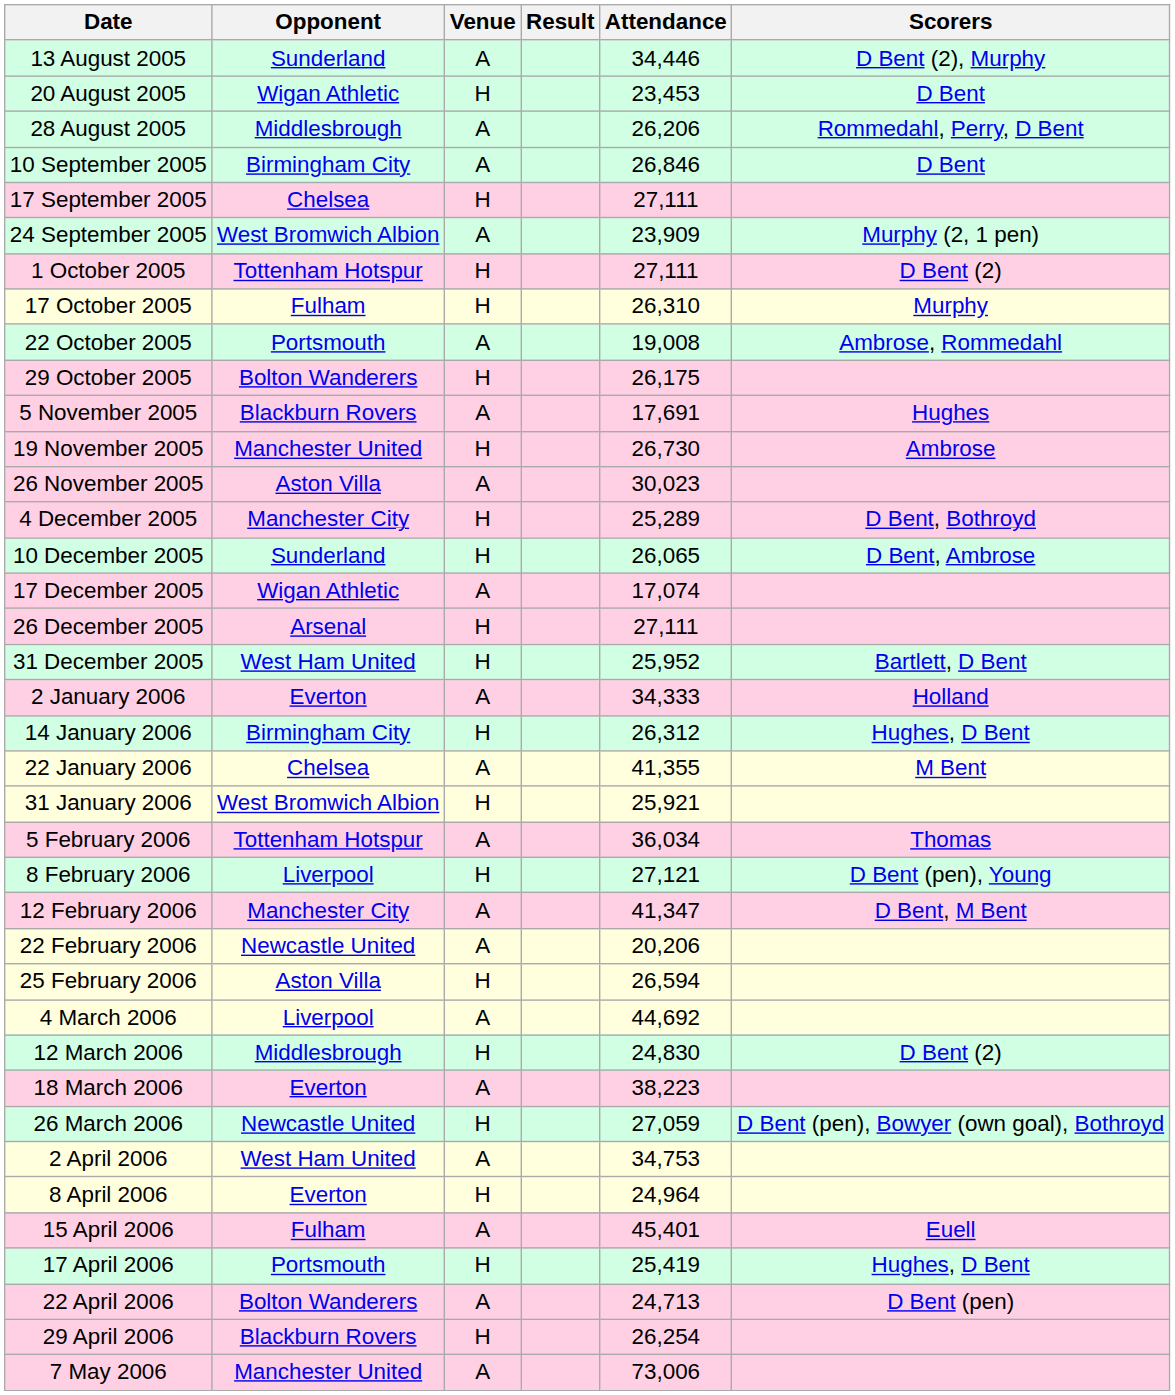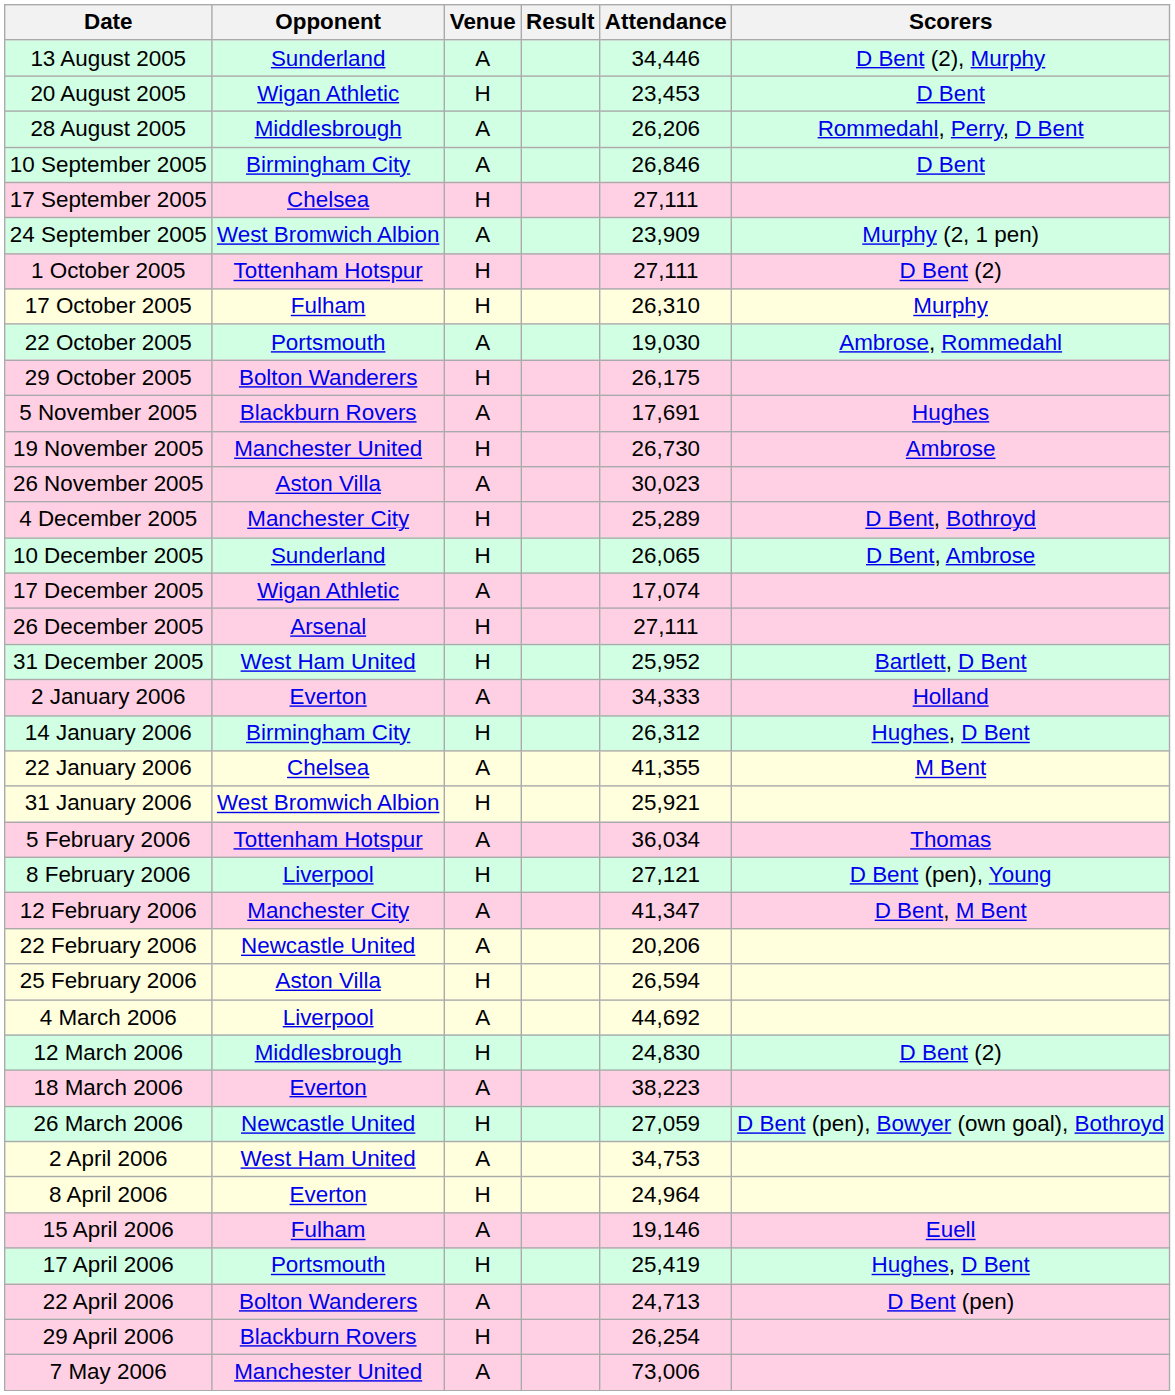(666, 341) 19,008 -> (666, 341) 19,030
(666, 1230) 45,401 -> (666, 1230) 19,146
